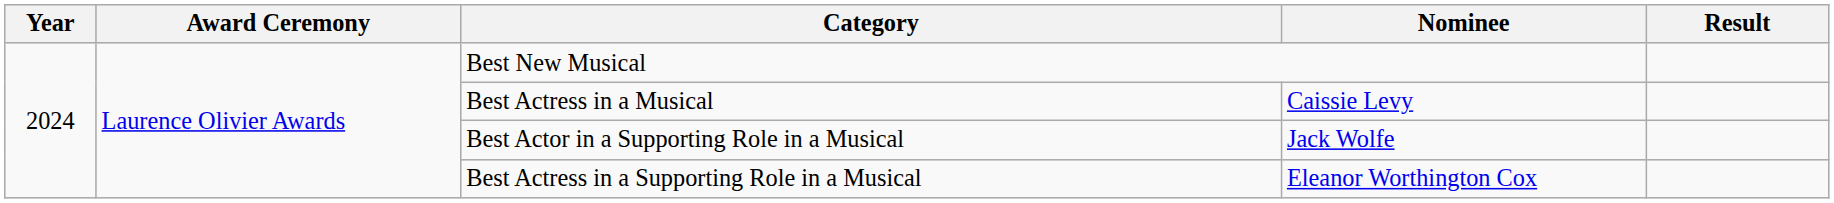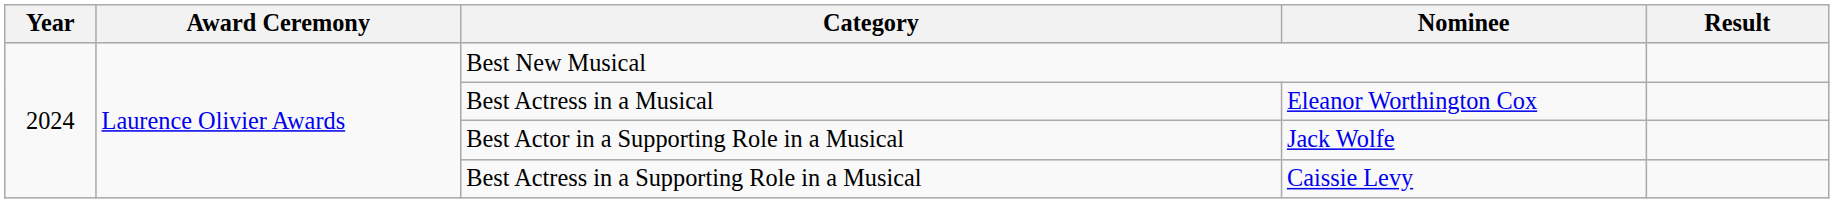(1350, 100) Caissie Levy -> (1412, 100) Eleanor Worthington Cox
(1412, 178) Eleanor Worthington Cox -> (1350, 178) Caissie Levy
